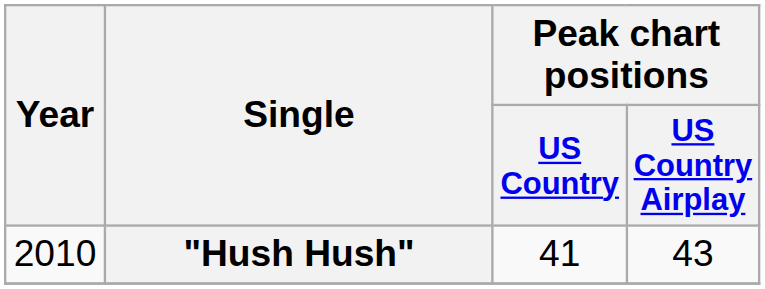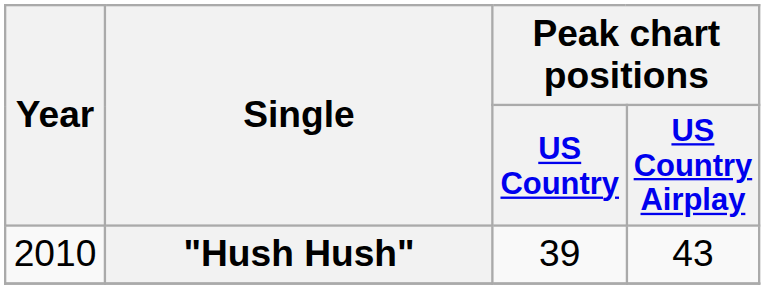(560, 253) 41 -> (560, 253) 39
